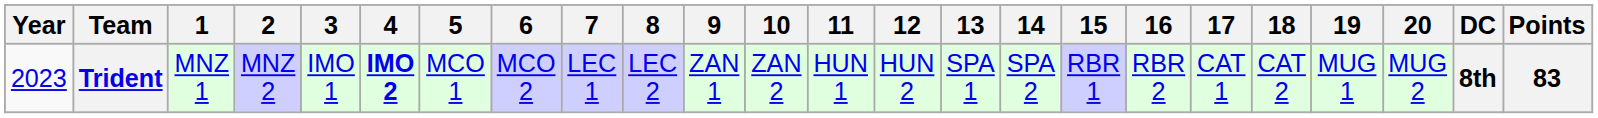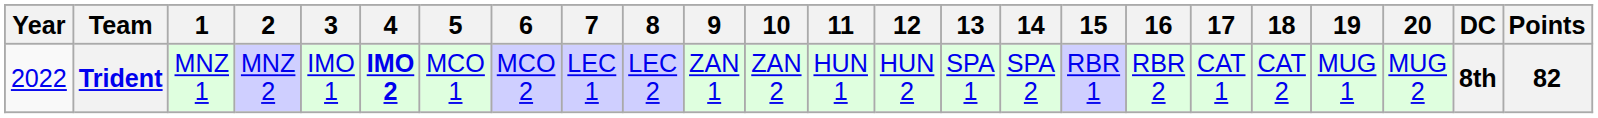(39, 78) 2023 -> (39, 78) 2022
(1547, 78) 83 -> (1547, 78) 82
